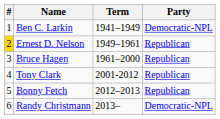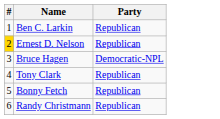- column: (118, 12)
(179, 28) Democratic-NPL -> (118, 28) Republican
(167, 59) Republican -> (130, 59) Democratic-NPL
(179, 106) Democratic-NPL -> (118, 106) Republican
